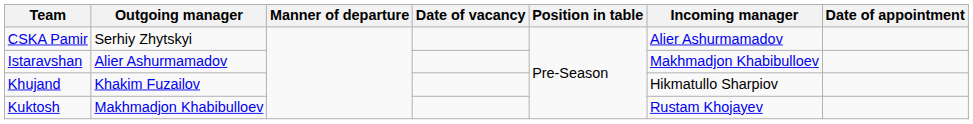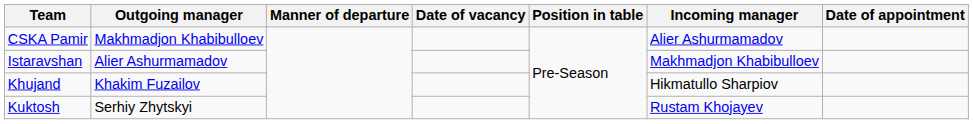(143, 38) Serhiy Zhytskyi -> (179, 38) Makhmadjon Khabibulloev
(179, 107) Makhmadjon Khabibulloev -> (143, 107) Serhiy Zhytskyi
